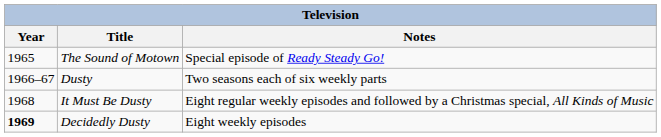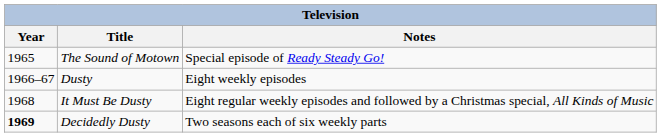(286, 79) Two seasons each of six weekly parts -> (246, 79) Eight weekly episodes
(246, 121) Eight weekly episodes -> (286, 121) Two seasons each of six weekly parts
